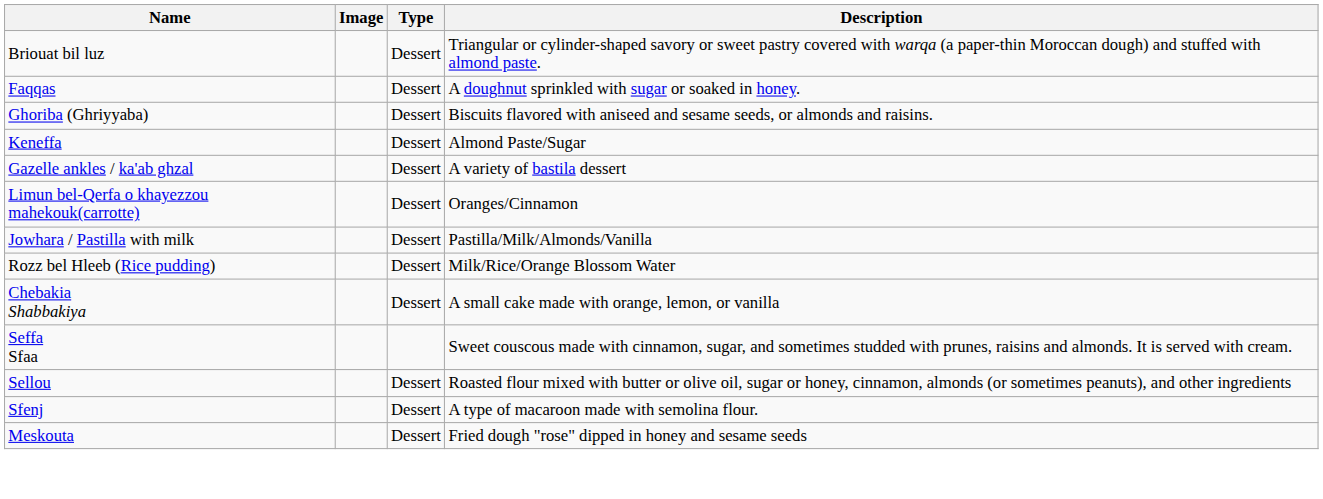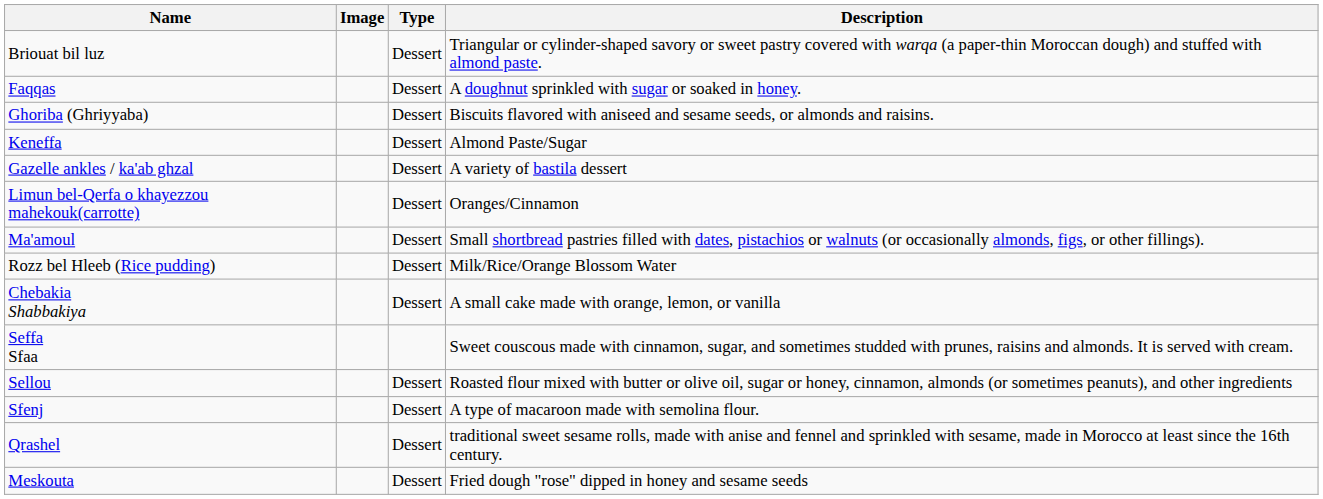+ row: (42, 239)
- row: (101, 239)
+ row: (34, 445)
